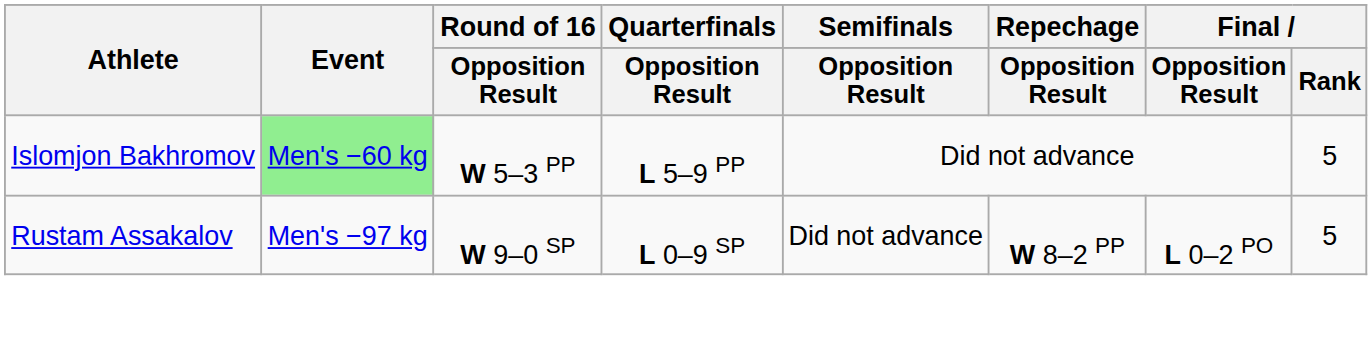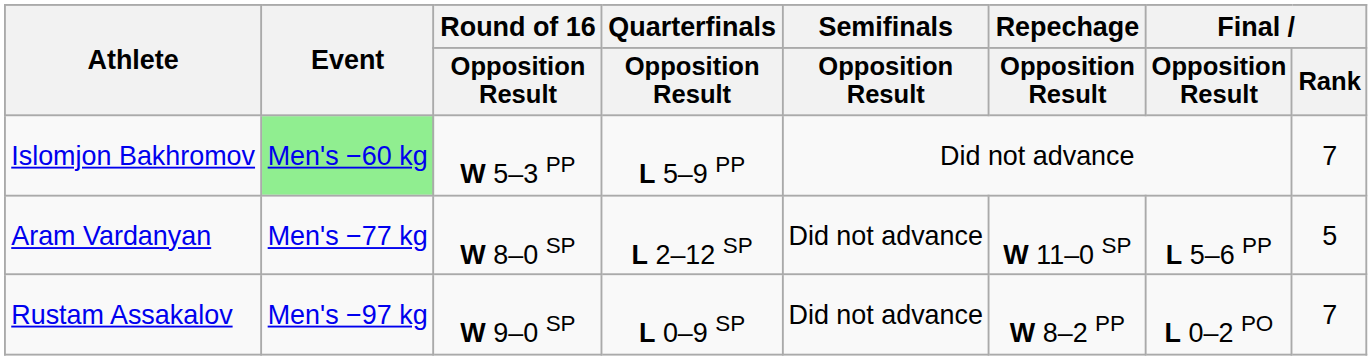(1330, 156) 5 -> (1330, 156) 7
+ row: (111, 235)
(1330, 235) 5 -> (1330, 315) 7
